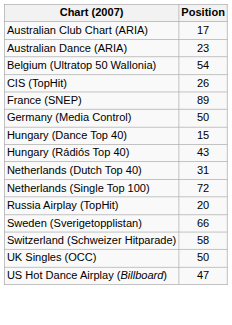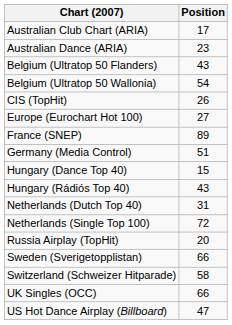+ row: (82, 65)
+ row: (75, 118)
(203, 118) 50 -> (203, 153) 51
(203, 258) 50 -> (203, 293) 66
